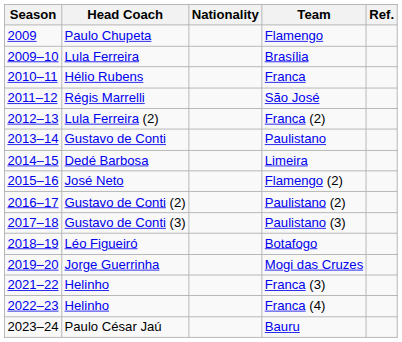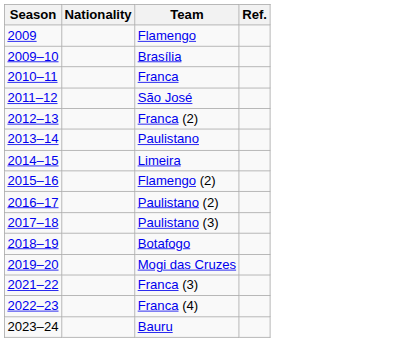- column: (125, 14)
